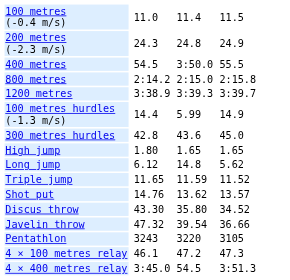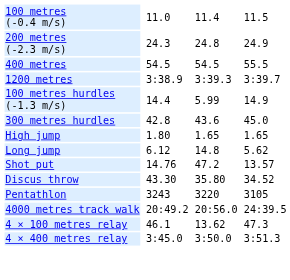(195, 64) 3:50.0 -> (207, 64) 54.5
- row: (36, 79)
- row: (39, 180)
(192, 194) 13.62 -> (207, 165) 47.2
- row: (45, 224)
+ row: (72, 209)
(189, 254) 47.2 -> (210, 224) 13.62
(189, 269) 54.5 -> (213, 239) 3:50.0
